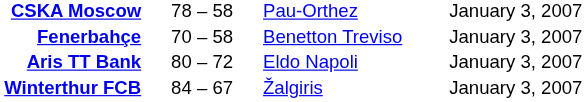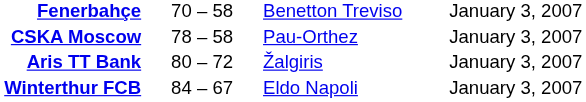rows swapped: (76, 11) <-> (89, 36)
(310, 62) Eldo Napoli -> (293, 62) Žalgiris
(293, 88) Žalgiris -> (310, 88) Eldo Napoli
